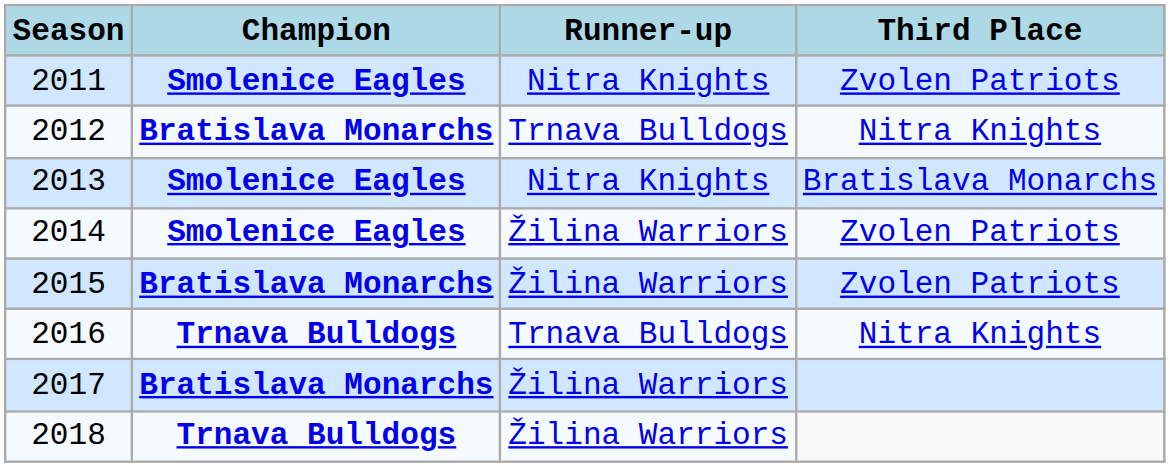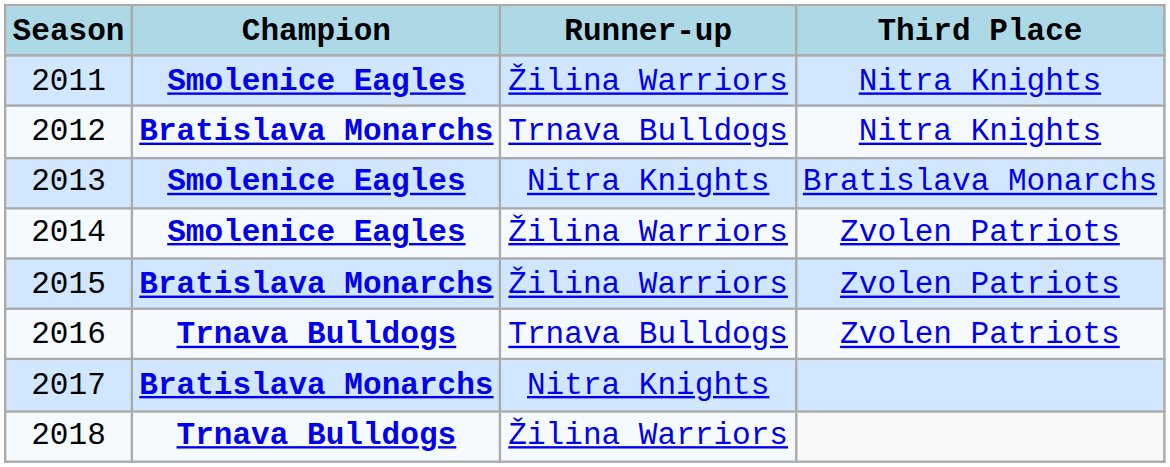(648, 81) Nitra Knights -> (648, 81) Žilina Warriors
(980, 81) Zvolen Patriots -> (980, 81) Nitra Knights
(980, 334) Nitra Knights -> (980, 334) Zvolen Patriots
(648, 385) Žilina Warriors -> (648, 385) Nitra Knights
